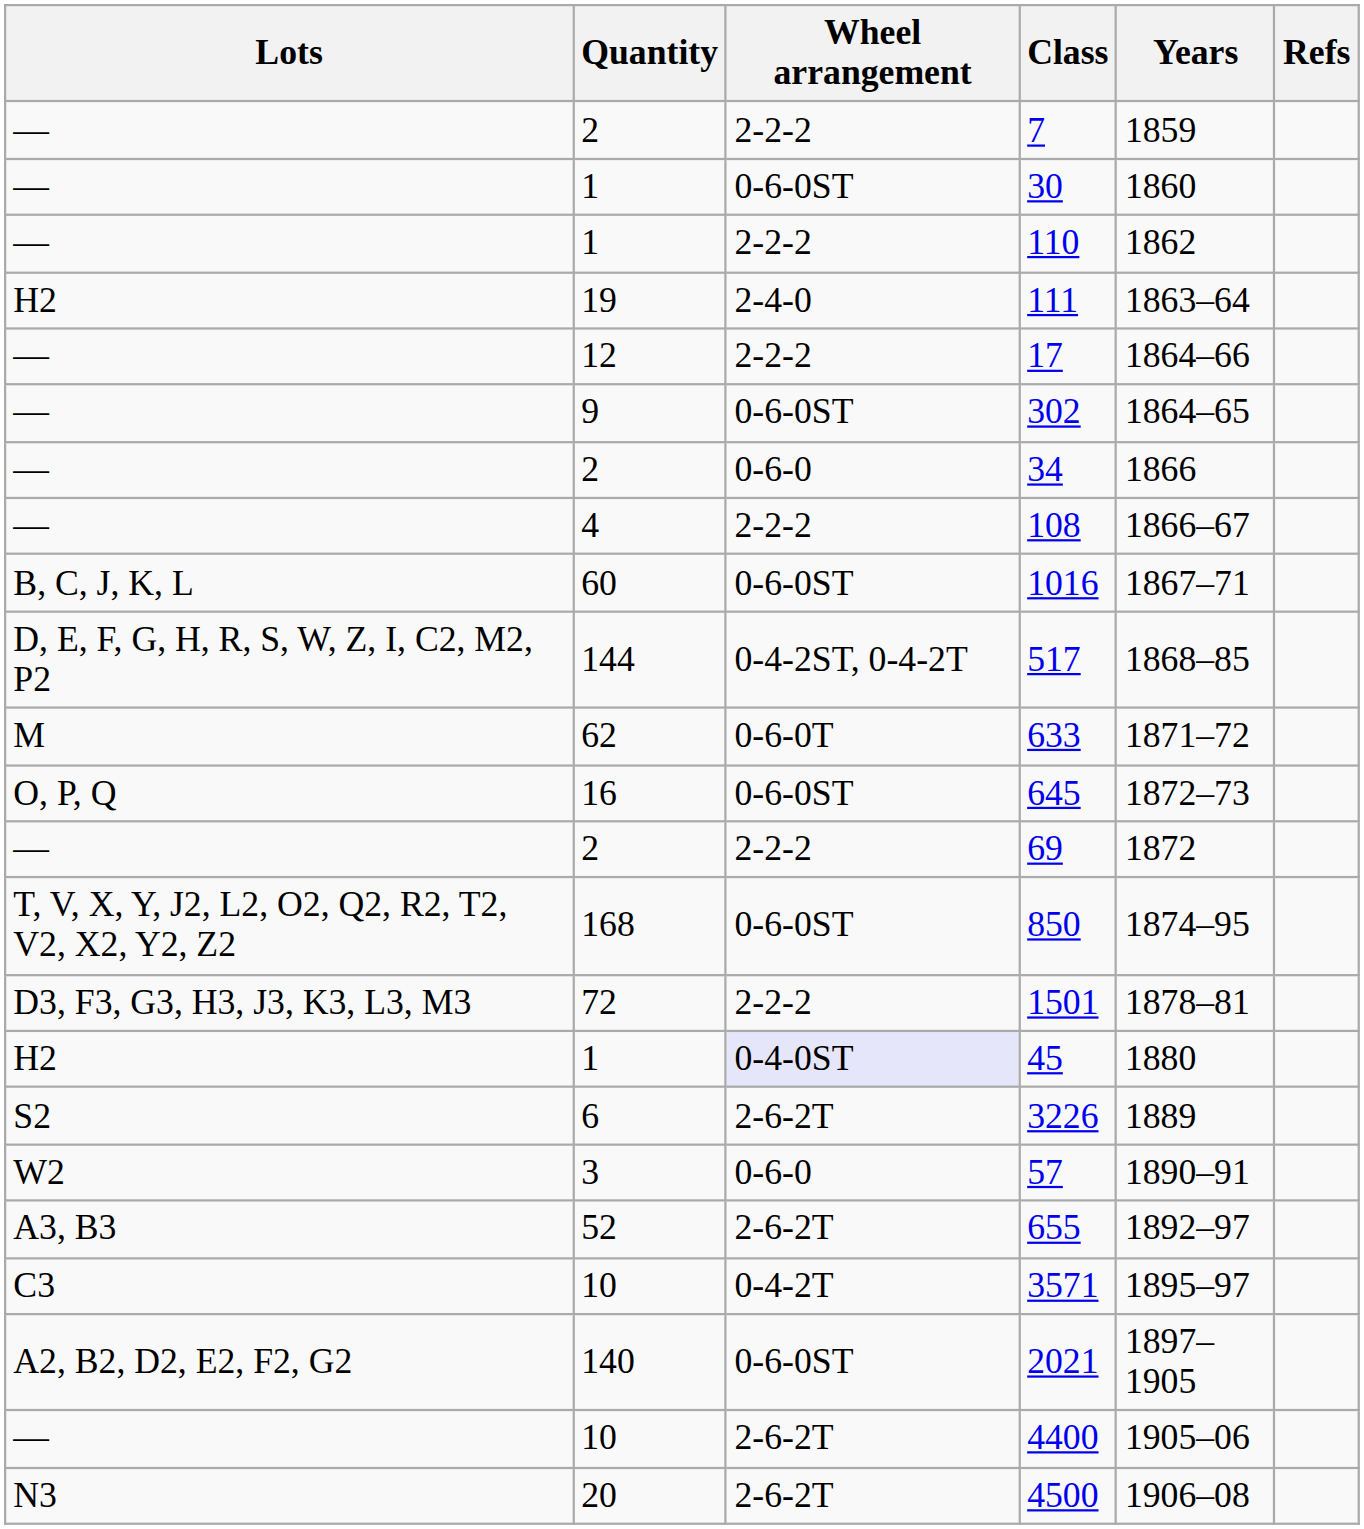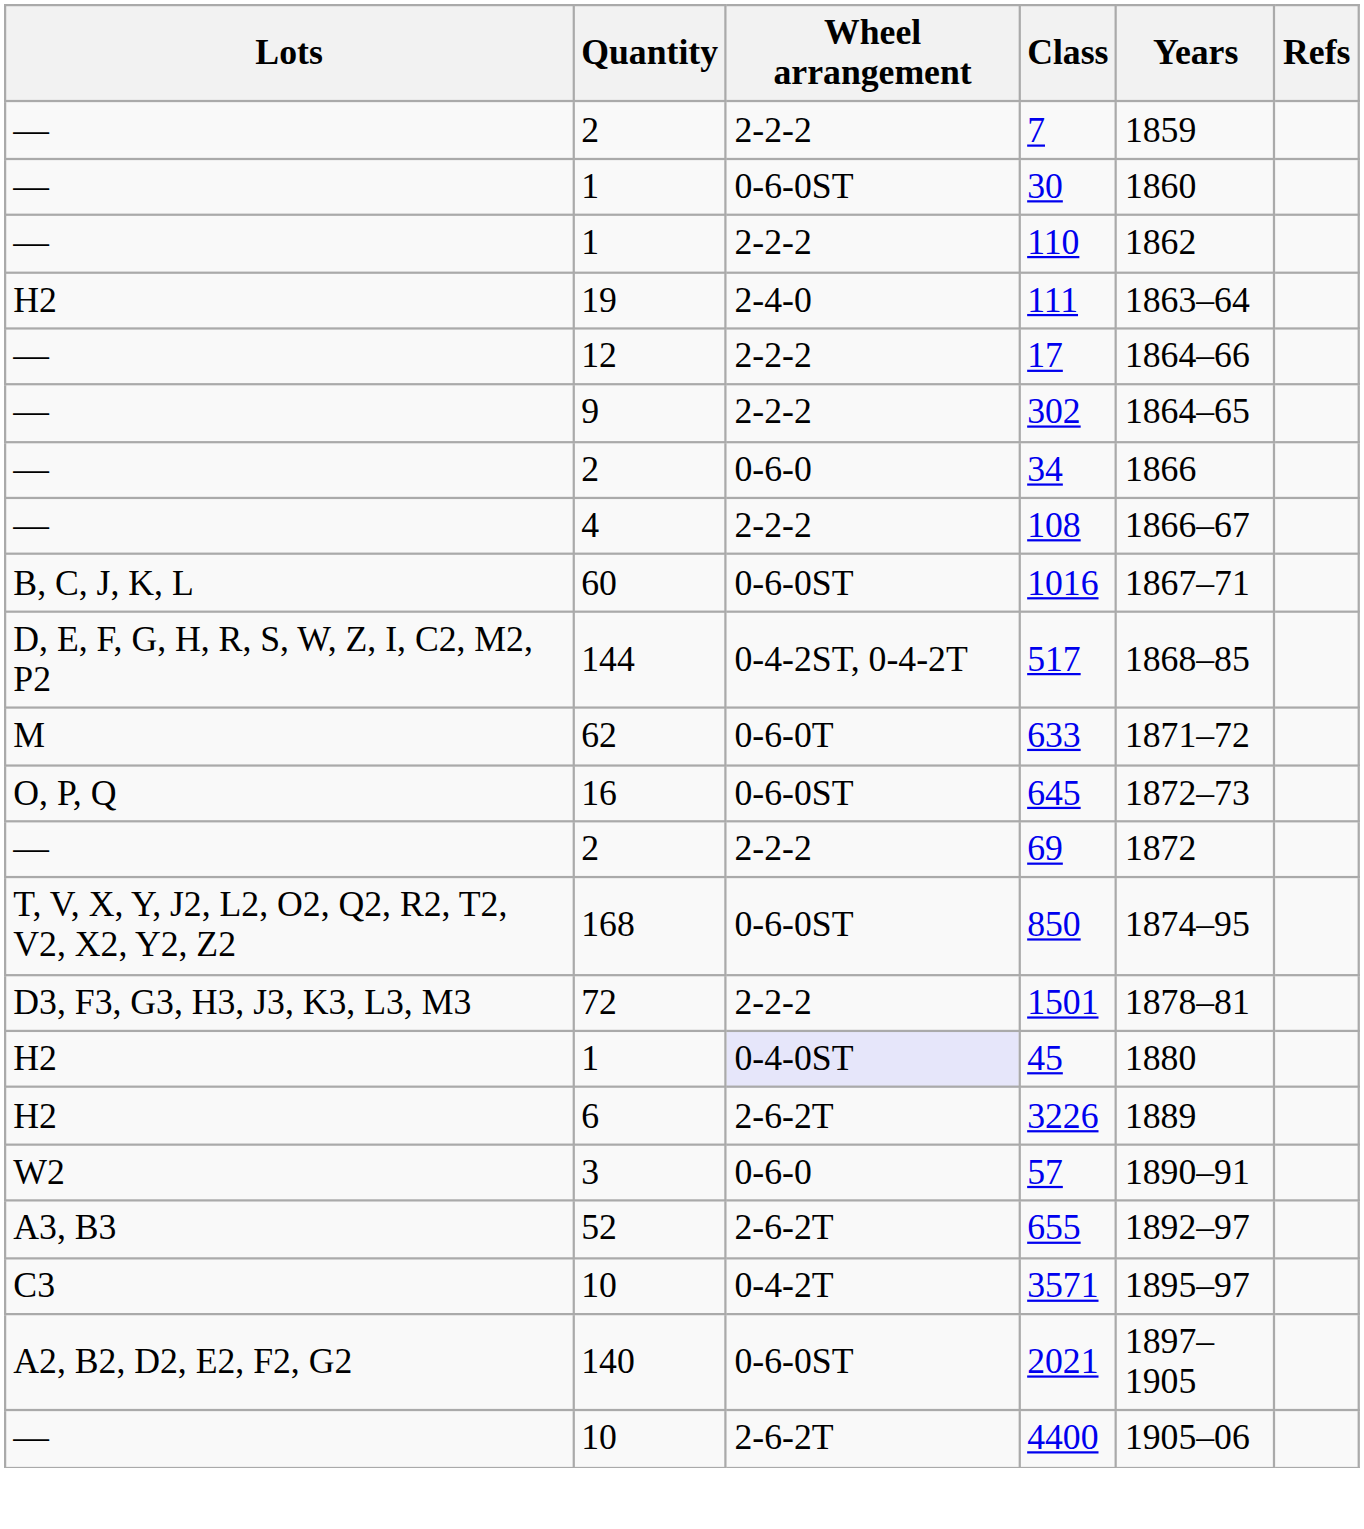(794, 412) 0-6-0ST -> (773, 412) 2-2-2
(32, 1115) S2 -> (35, 1115) H2
- row: (1063, 1494)
